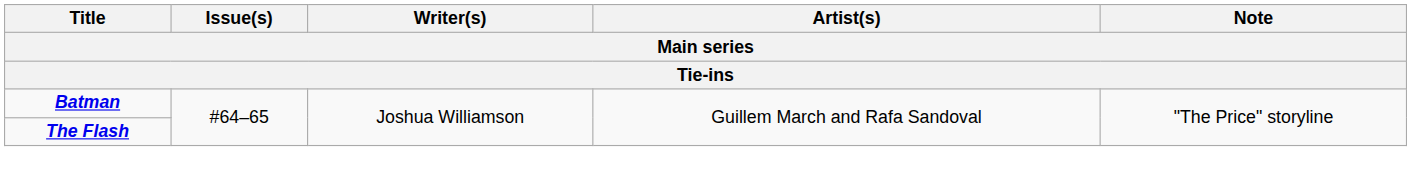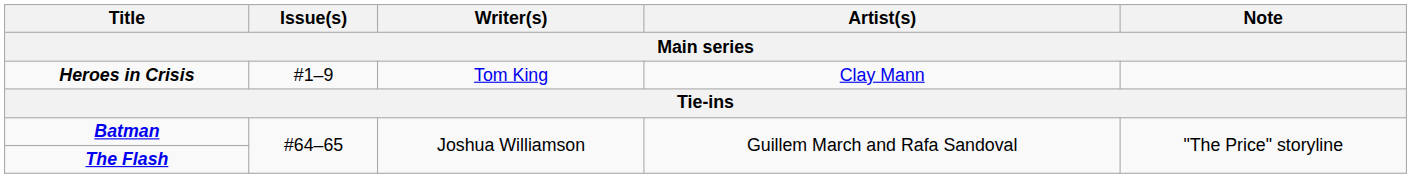+ row: (127, 74)
